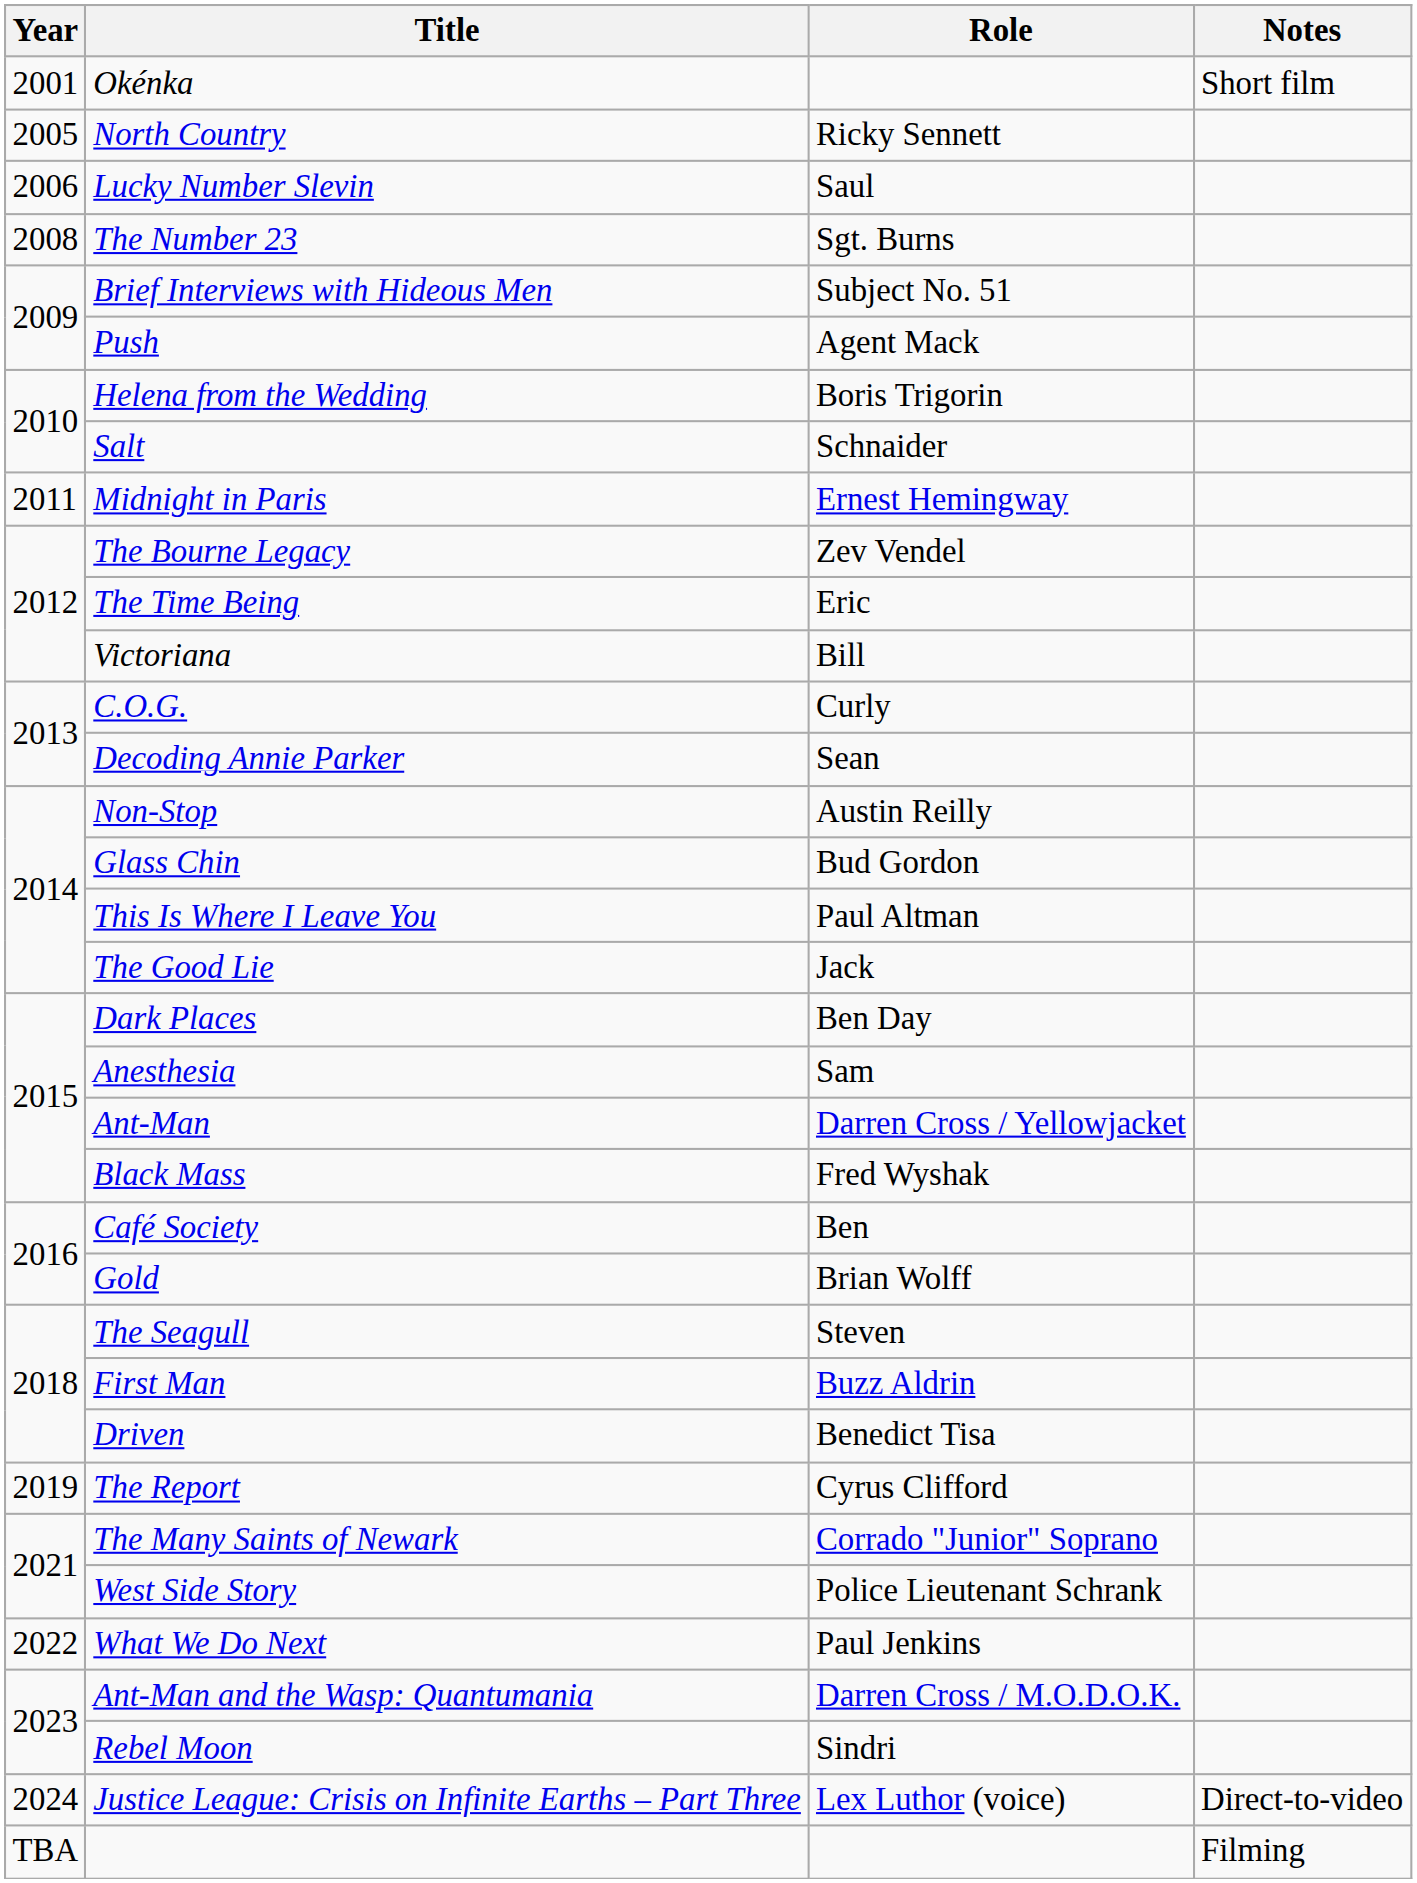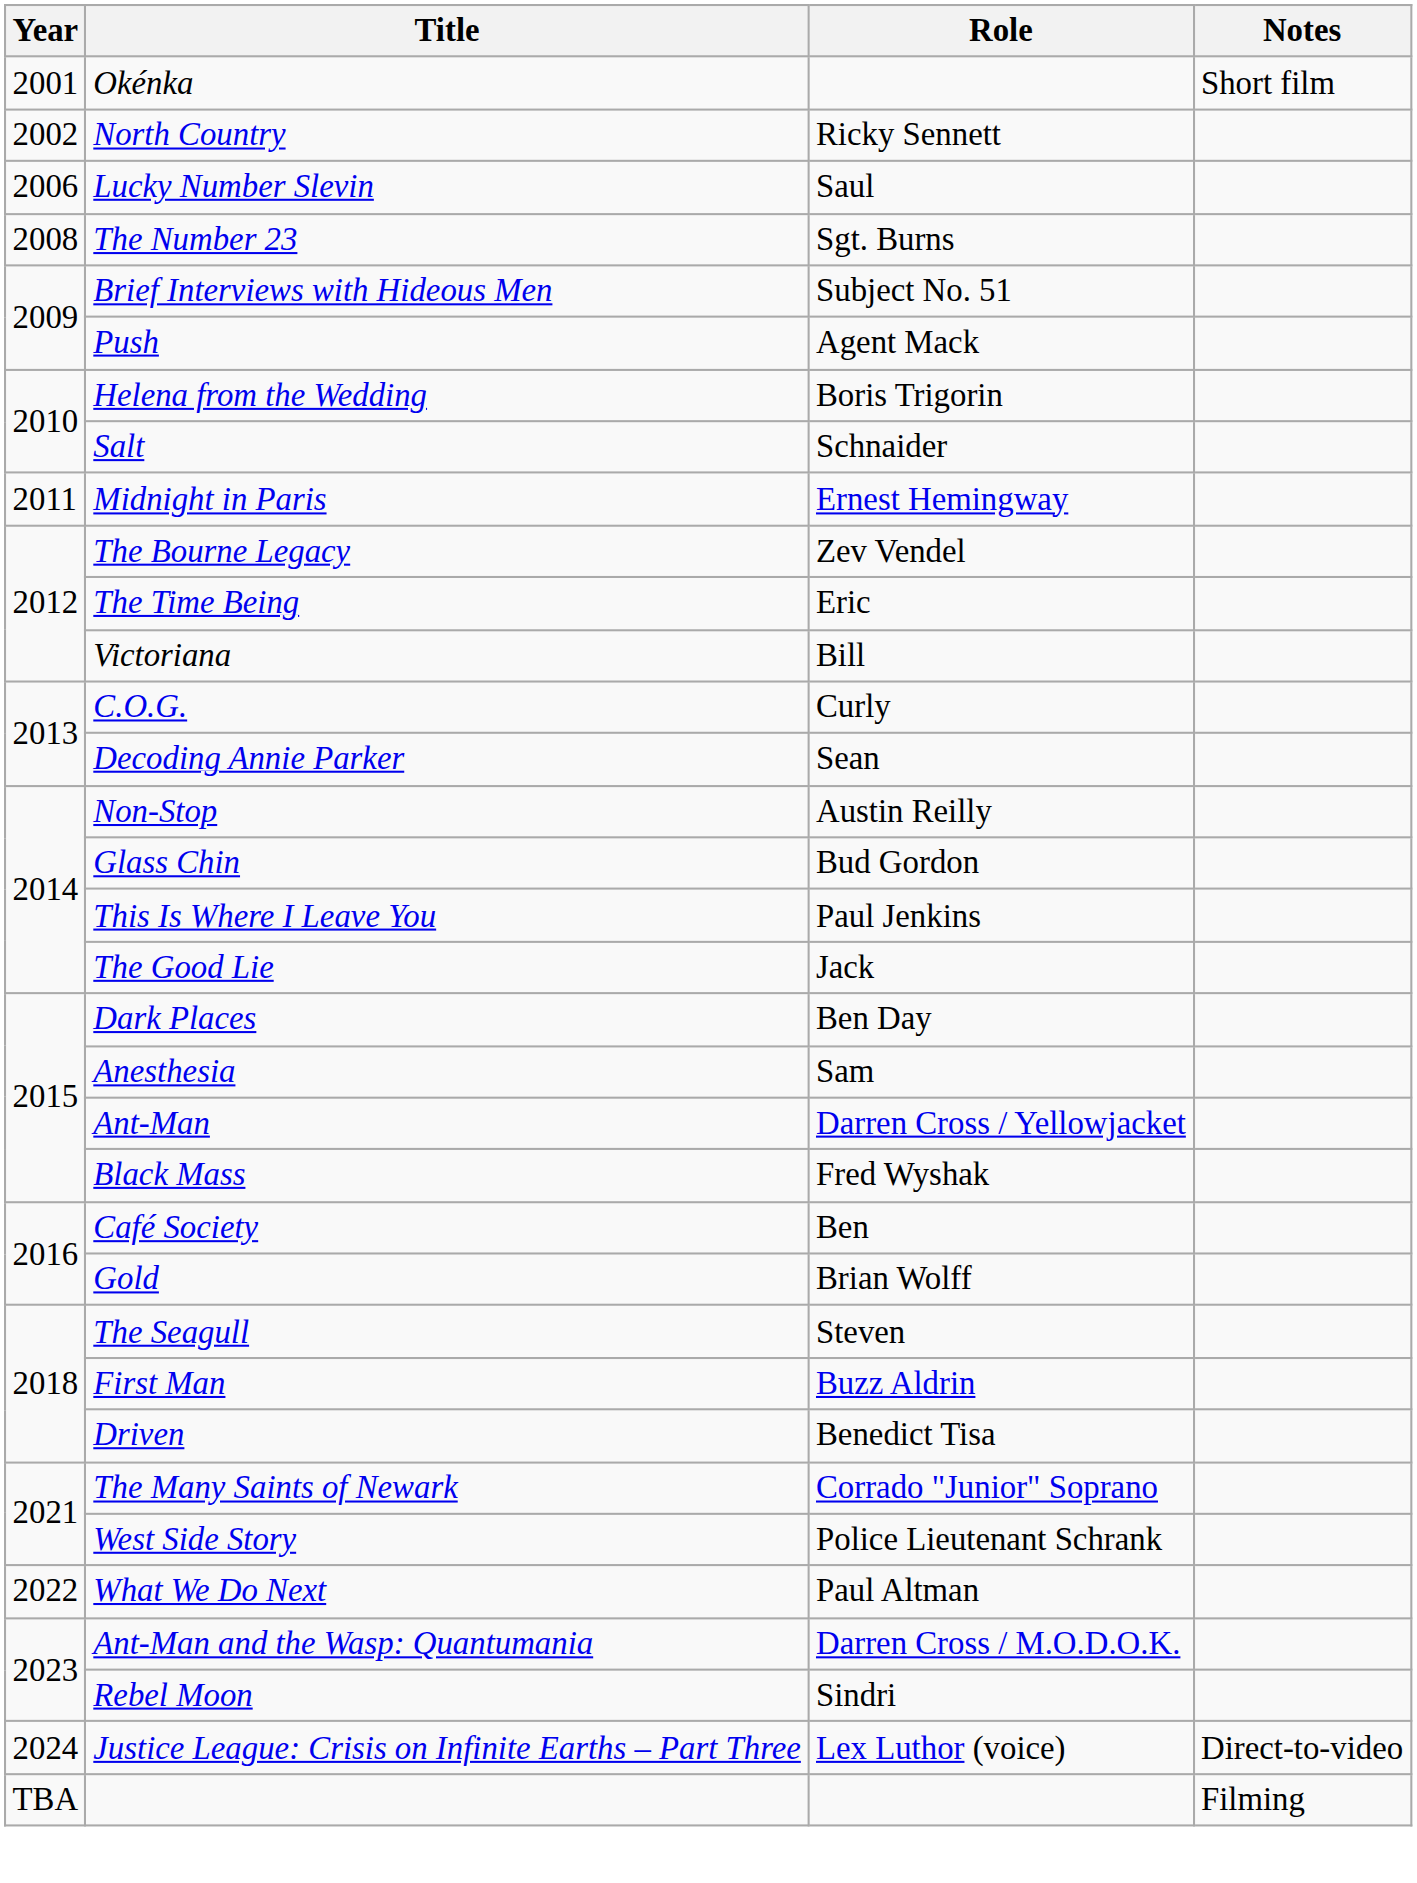(45, 134) 2005 -> (45, 134) 2002
(898, 914) Paul Altman -> (898, 914) Paul Jenkins
- row: (167, 1487)
(898, 1643) Paul Jenkins -> (898, 1591) Paul Altman
